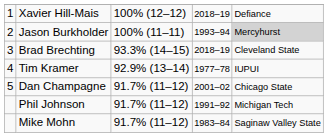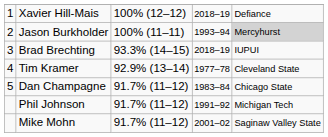(267, 50) Cleveland State -> (247, 50) IUPUI
(247, 68) IUPUI -> (267, 68) Cleveland State
(212, 87) 2001–02 -> (212, 87) 1983–84
(212, 123) 1983–84 -> (212, 123) 2001–02
